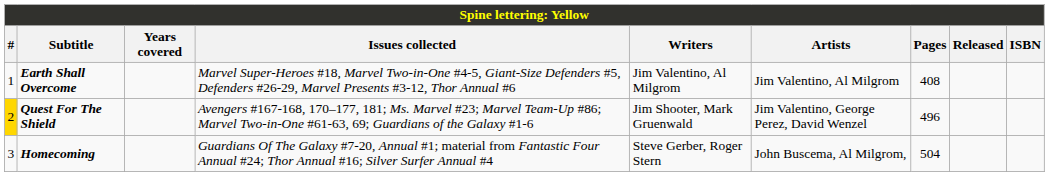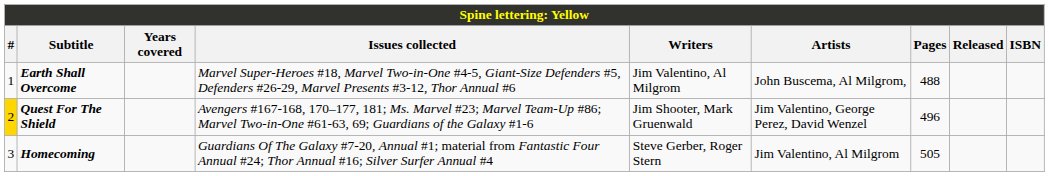(827, 80) Jim Valentino, Al Milgrom -> (831, 80) John Buscema, Al Milgrom,
(930, 80) 408 -> (930, 80) 488
(831, 153) John Buscema, Al Milgrom, -> (827, 153) Jim Valentino, Al Milgrom
(930, 153) 504 -> (930, 153) 505
